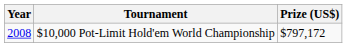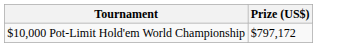- column: (19, 14)
